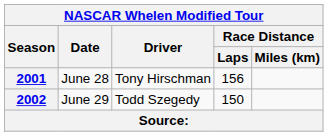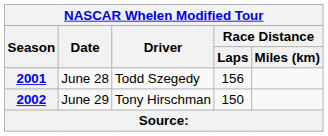(163, 79) Tony Hirschman -> (157, 79) Todd Szegedy
(157, 100) Todd Szegedy -> (163, 100) Tony Hirschman
